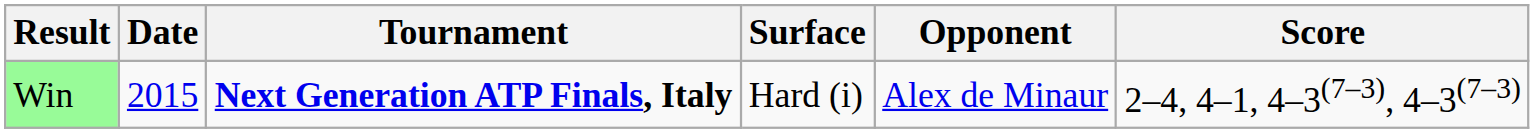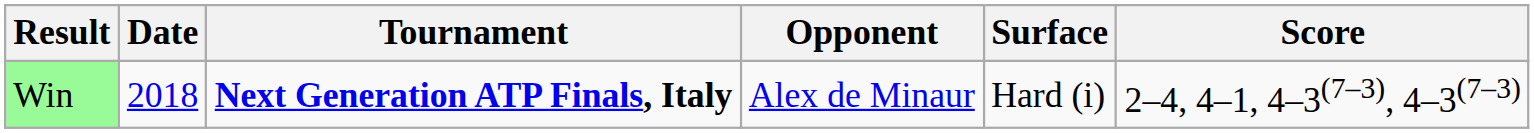columns swapped: (807, 32) <-> (995, 32)
(163, 94) 2015 -> (163, 94) 2018
